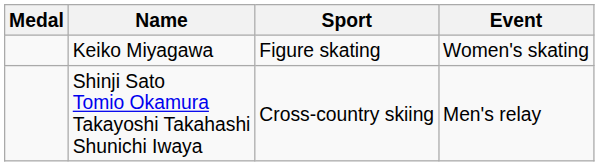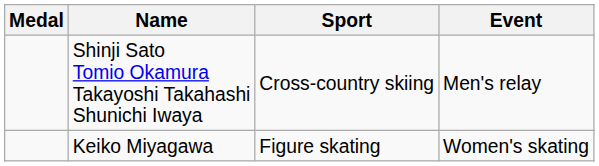rows swapped: (162, 114) <-> (143, 51)
